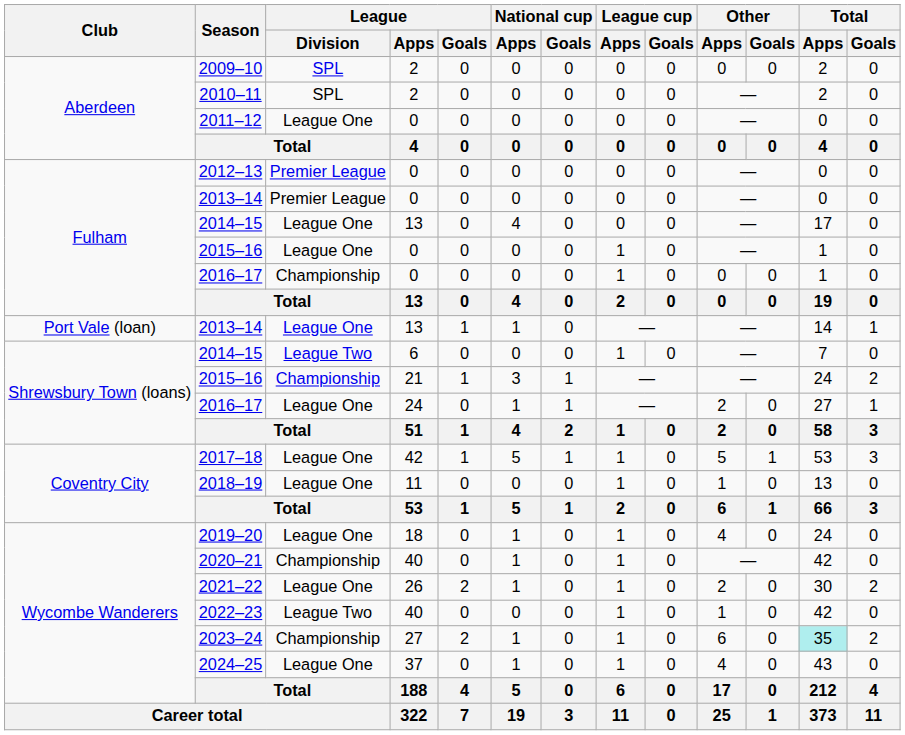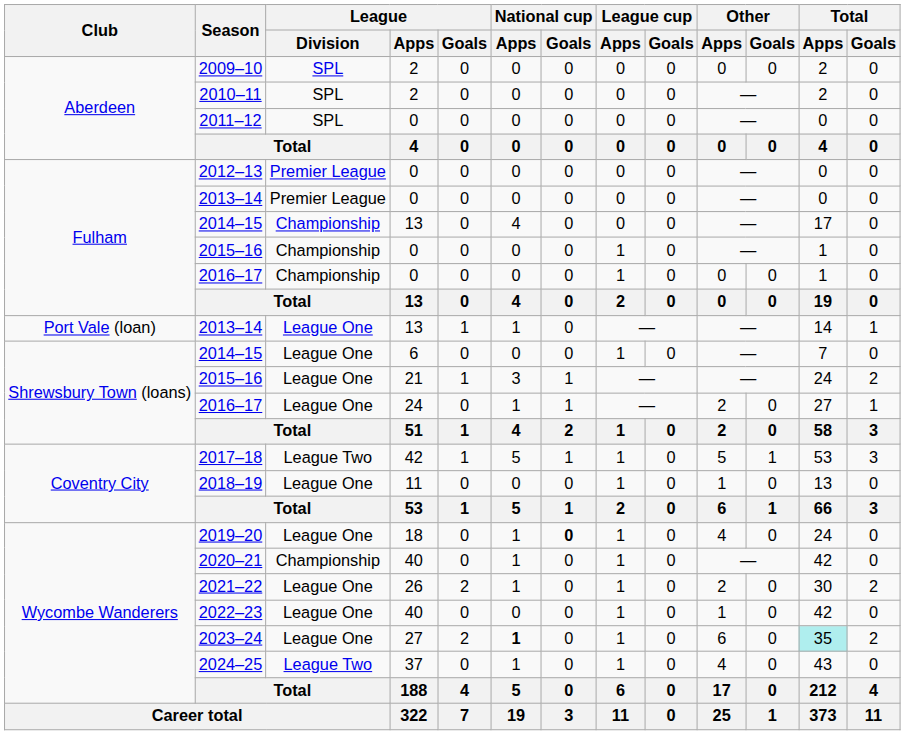(328, 120) League One -> (328, 120) SPL
(328, 224) League One -> (328, 224) Championship
(328, 250) League One -> (328, 250) Championship
(328, 353) League Two -> (328, 353) League One
(328, 379) Championship -> (328, 379) League One
(328, 457) League One -> (328, 457) League Two
(569, 535) normal -> (569, 535) bold
(328, 612) League Two -> (328, 612) League One
(328, 638) Championship -> (328, 638) League One
(516, 638) normal -> (516, 638) bold
(328, 664) League One -> (328, 664) League Two
